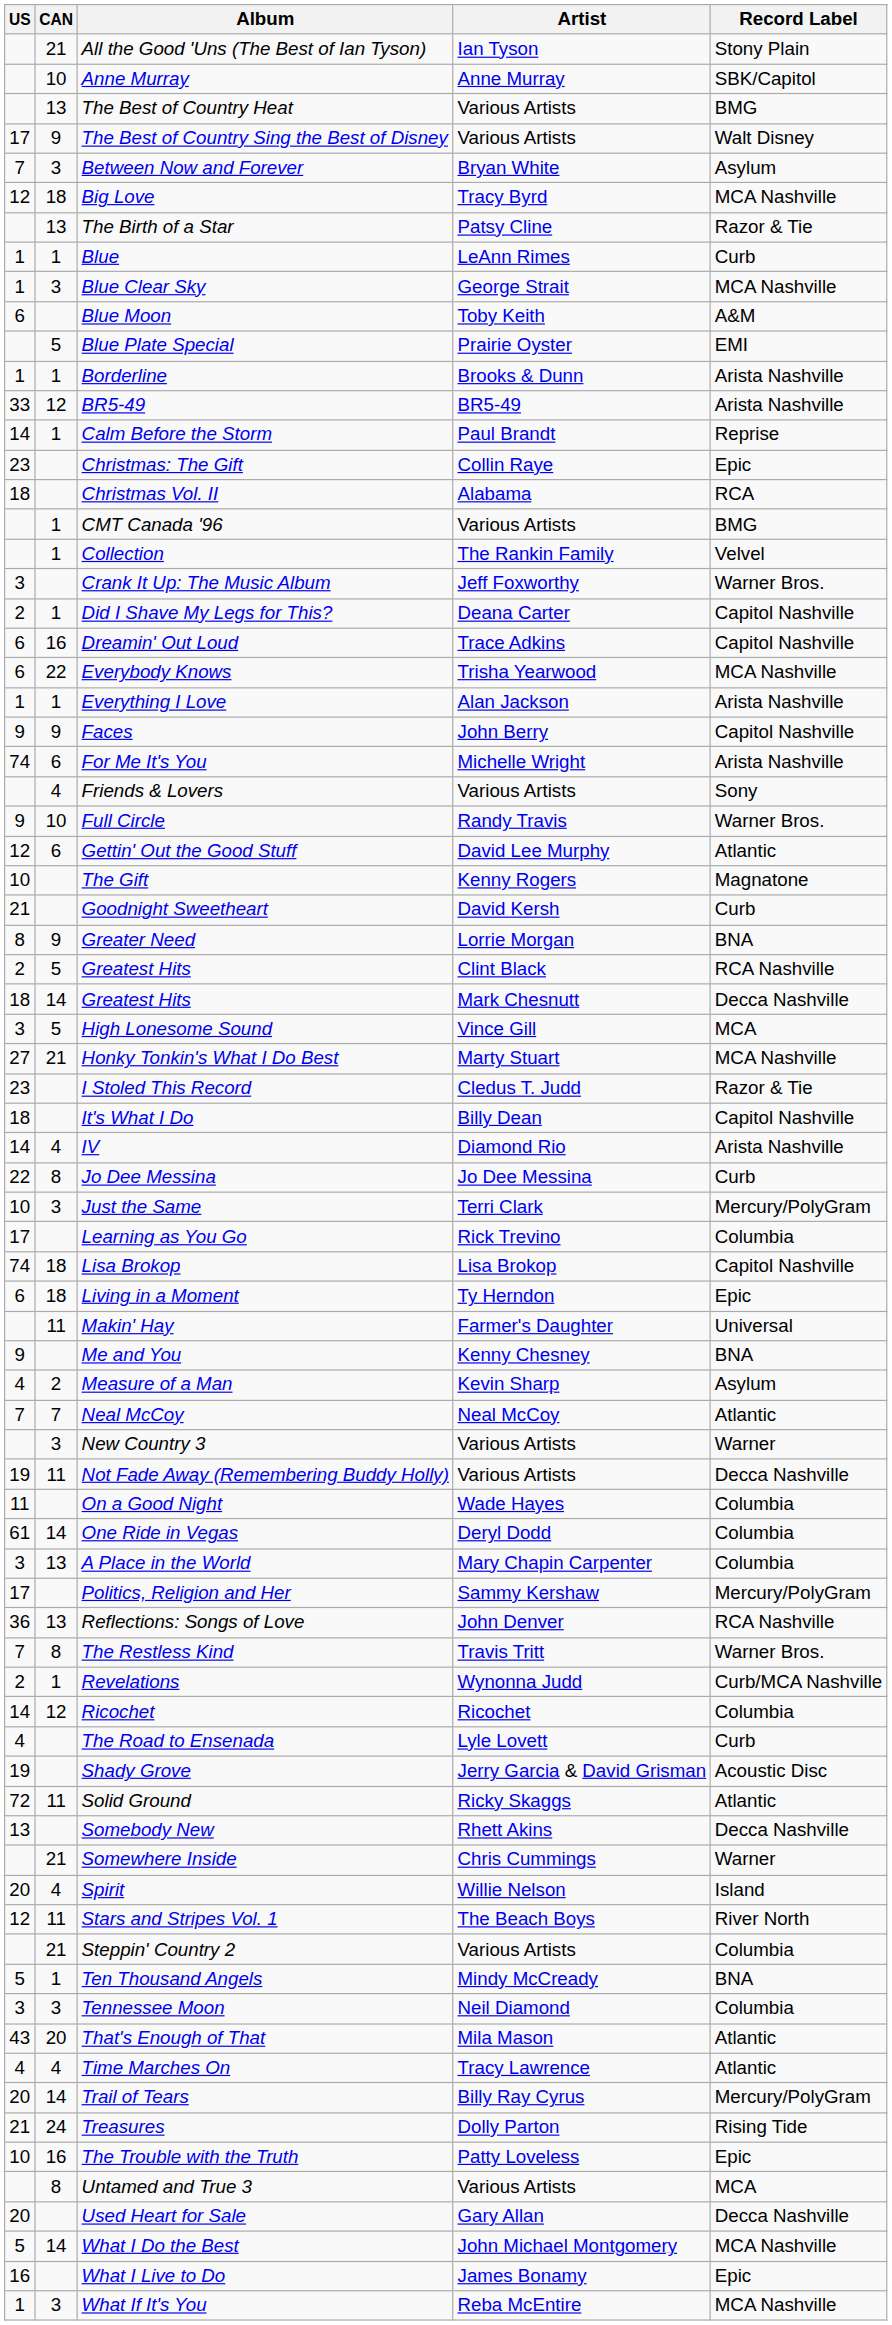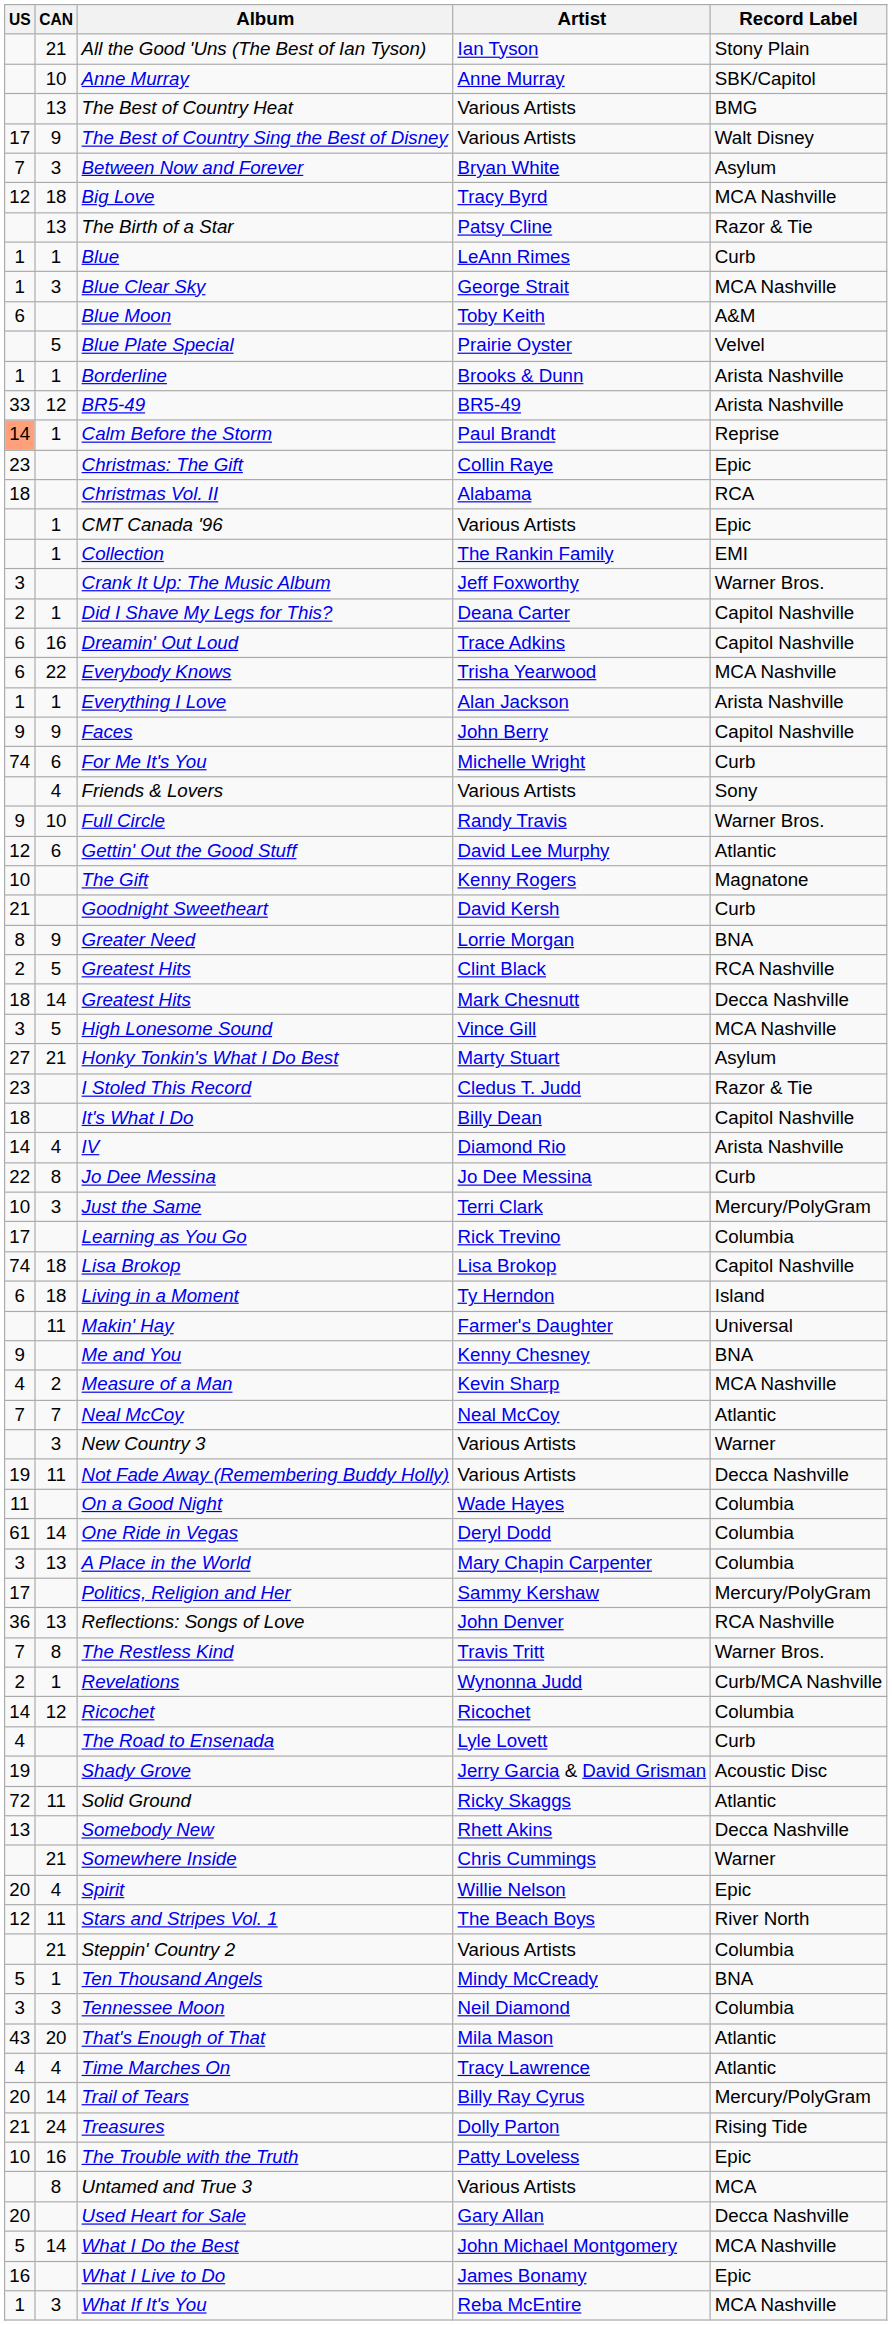(731, 345) EMI -> (740, 345) Velvel
(20, 434) no background -> (20, 434) lightsalmon background
(736, 524) BMG -> (733, 524) Epic
(740, 553) Velvel -> (731, 553) EMI
(779, 761) Arista Nashville -> (735, 761) Curb
(736, 1028) MCA -> (776, 1028) MCA Nashville
(776, 1058) MCA Nashville -> (745, 1058) Asylum
(733, 1295) Epic -> (740, 1295) Island
(745, 1385) Asylum -> (776, 1385) MCA Nashville
(740, 1889) Island -> (733, 1889) Epic
